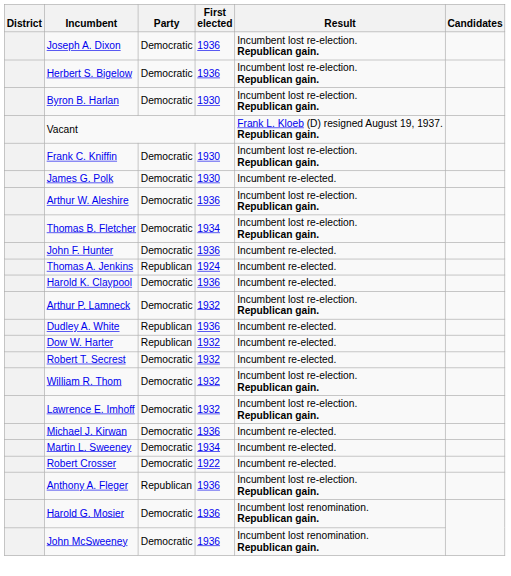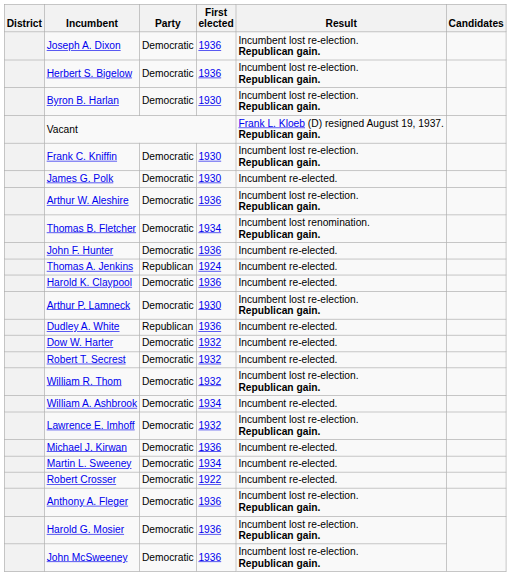(297, 228) Incumbent lost re-election. Republican gain. -> (304, 228) Incumbent lost renomination. Republican gain.
(209, 305) 1932 -> (210, 305) 1930
(166, 343) Republican -> (168, 343) Democratic
+ row: (92, 403)
(166, 486) Republican -> (168, 502) Democratic
(303, 513) Incumbent lost renomination. Republican gain. -> (298, 530) Incumbent lost re-election. Republican gain.
(303, 541) Incumbent lost renomination. Republican gain. -> (298, 557) Incumbent lost re-election. Republican gain.
